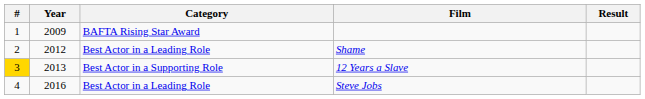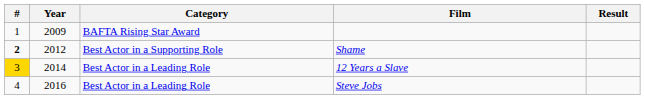(17, 49) normal -> (17, 49) bold
(146, 49) Best Actor in a Leading Role -> (153, 49) Best Actor in a Supporting Role
(55, 67) 2013 -> (55, 67) 2014
(153, 67) Best Actor in a Supporting Role -> (146, 67) Best Actor in a Leading Role
